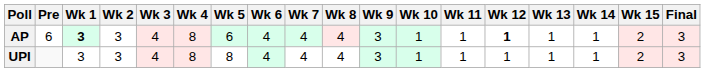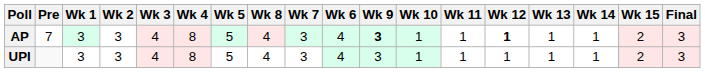columns swapped: (267, 15) <-> (341, 15)
(49, 36) 6 -> (49, 36) 7
(81, 36) bold -> (81, 36) normal
(229, 36) 6 -> (229, 36) 5
(304, 36) 4 -> (304, 36) 3
(378, 36) normal -> (378, 36) bold
(229, 57) 8 -> (229, 57) 5
(304, 57) 4 -> (304, 57) 3
